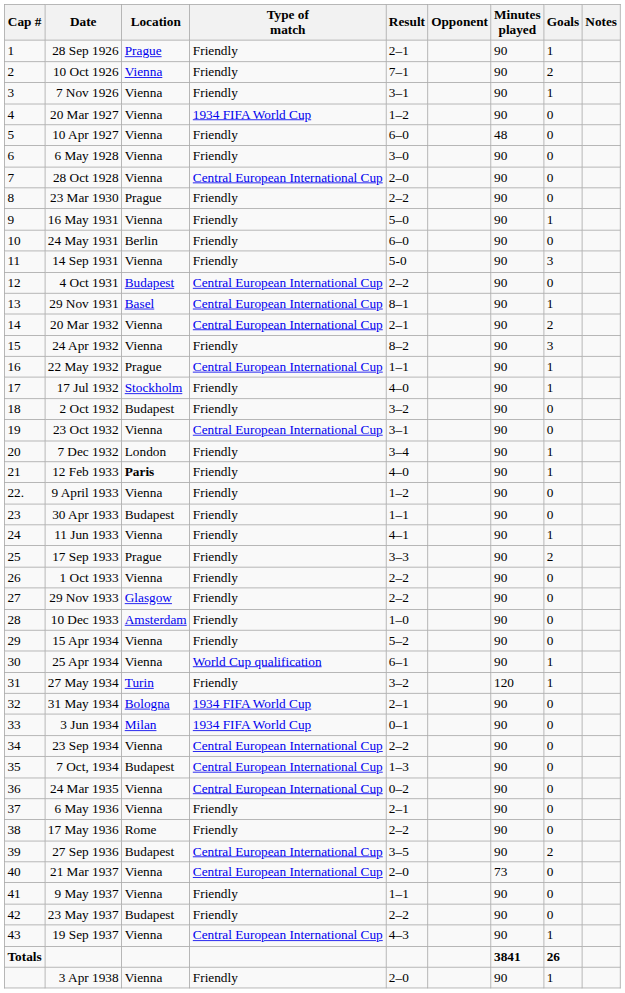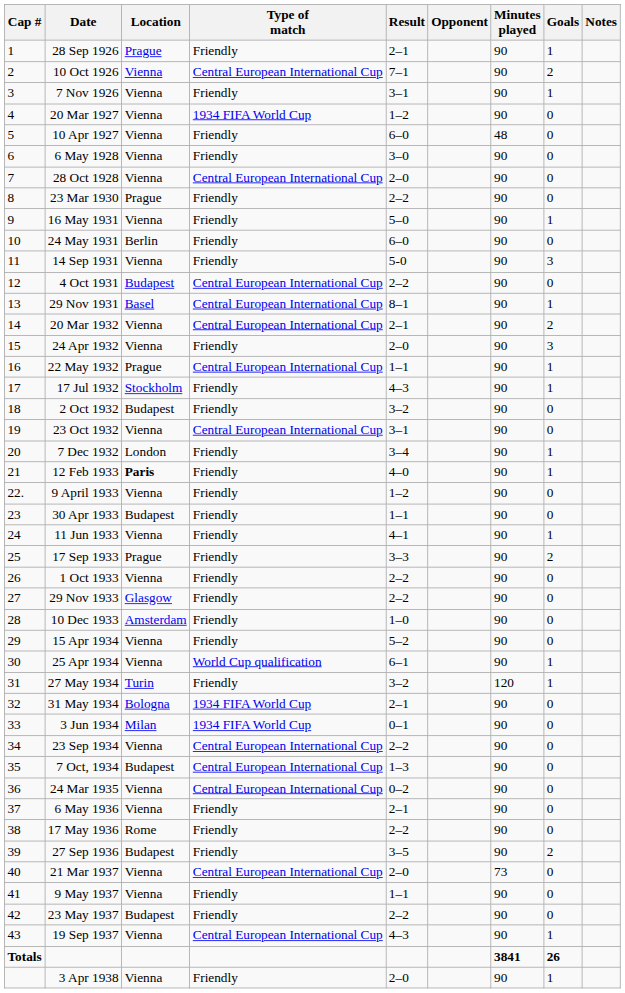(215, 72) Friendly -> (288, 72) Central European International Cup
(399, 345) 8–2 -> (399, 345) 2–0
(399, 388) 4–0 -> (399, 388) 4–3
(288, 851) Central European International Cup -> (215, 851) Friendly
